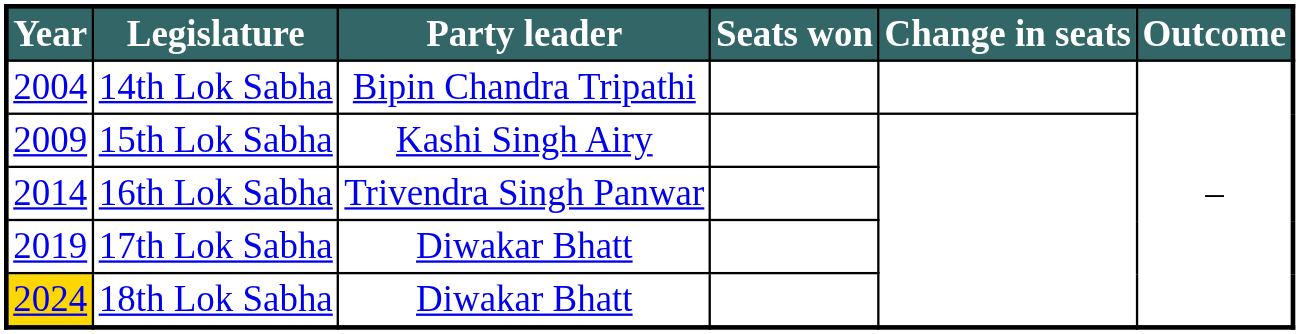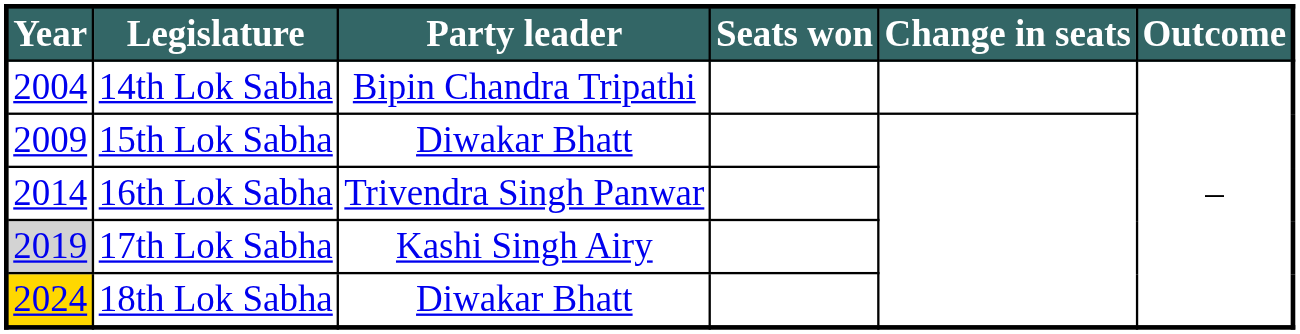(524, 139) Kashi Singh Airy -> (524, 139) Diwakar Bhatt
(50, 245) no background -> (50, 245) lightgrey background
(524, 245) Diwakar Bhatt -> (524, 245) Kashi Singh Airy
